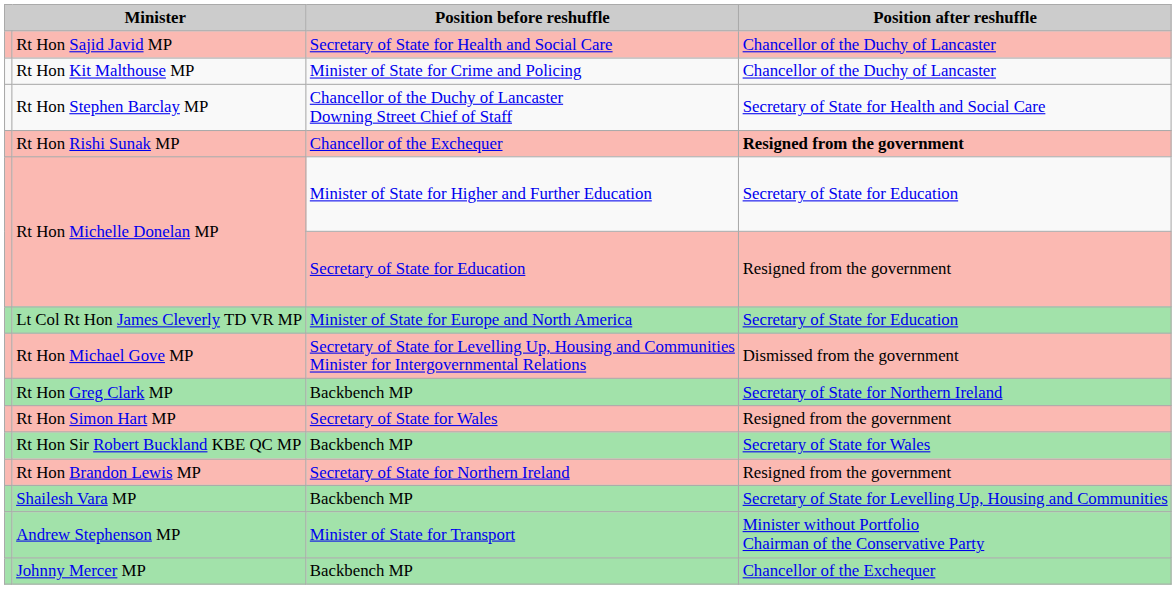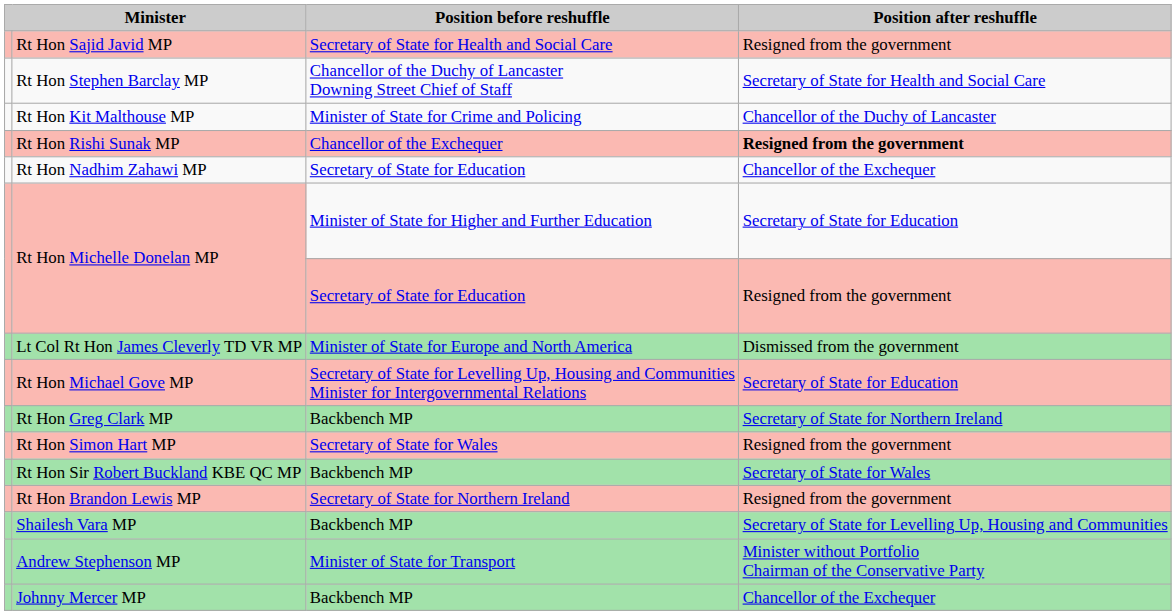(869, 44) Chancellor of the Duchy of Lancaster -> (847, 44) Resigned from the government
rows swapped: (112, 107) <-> (105, 71)
+ row: (111, 169)
(850, 319) Secretary of State for Education -> (851, 346) Dismissed from the government
(851, 355) Dismissed from the government -> (850, 382) Secretary of State for Education
